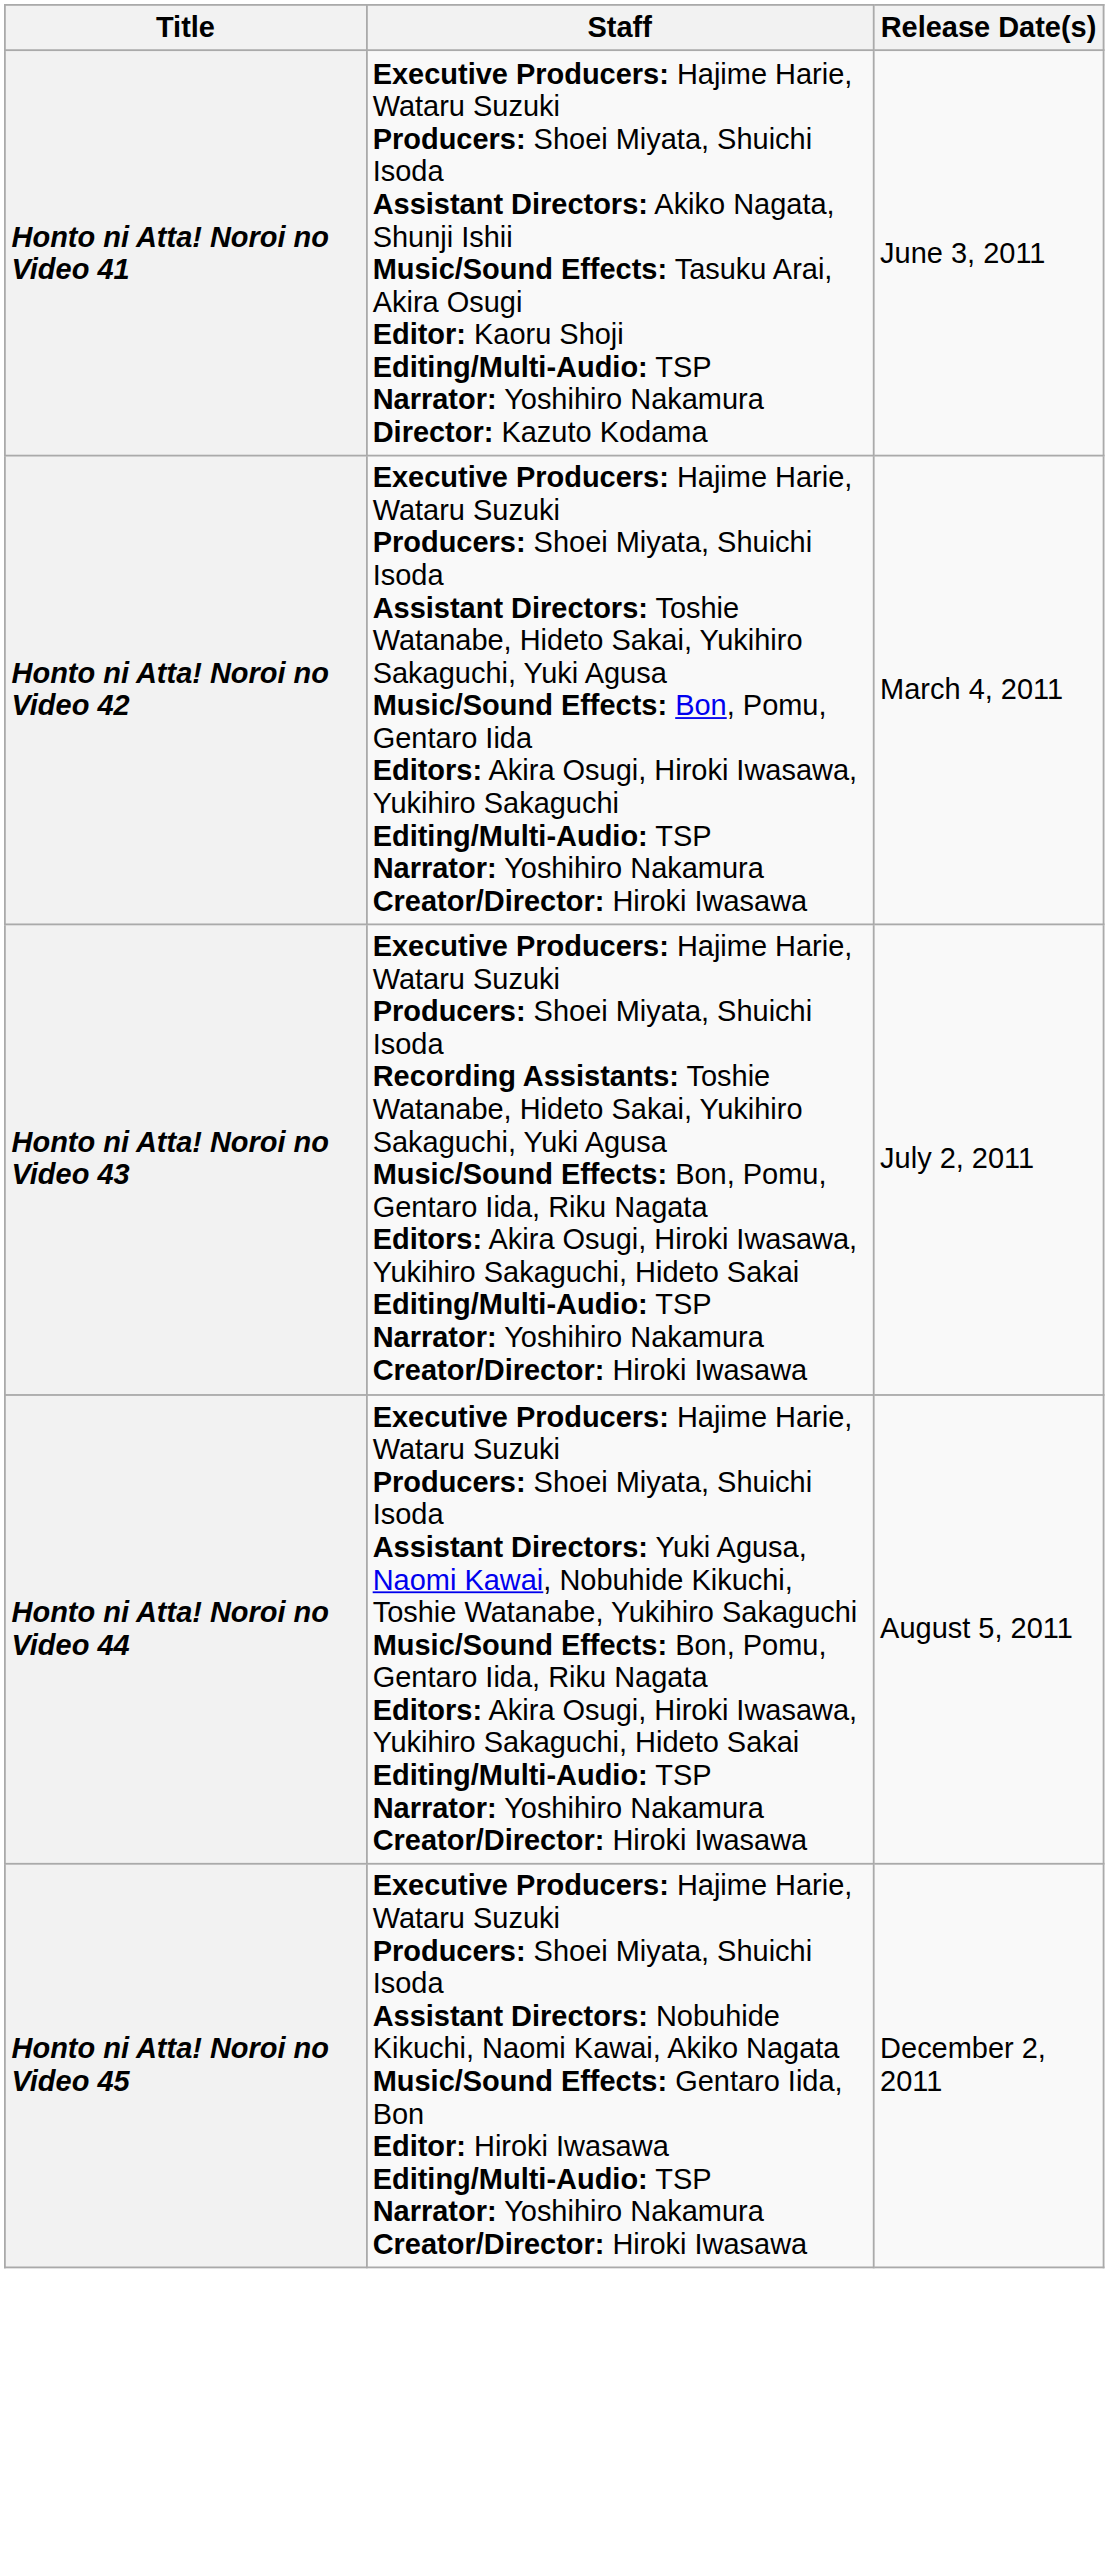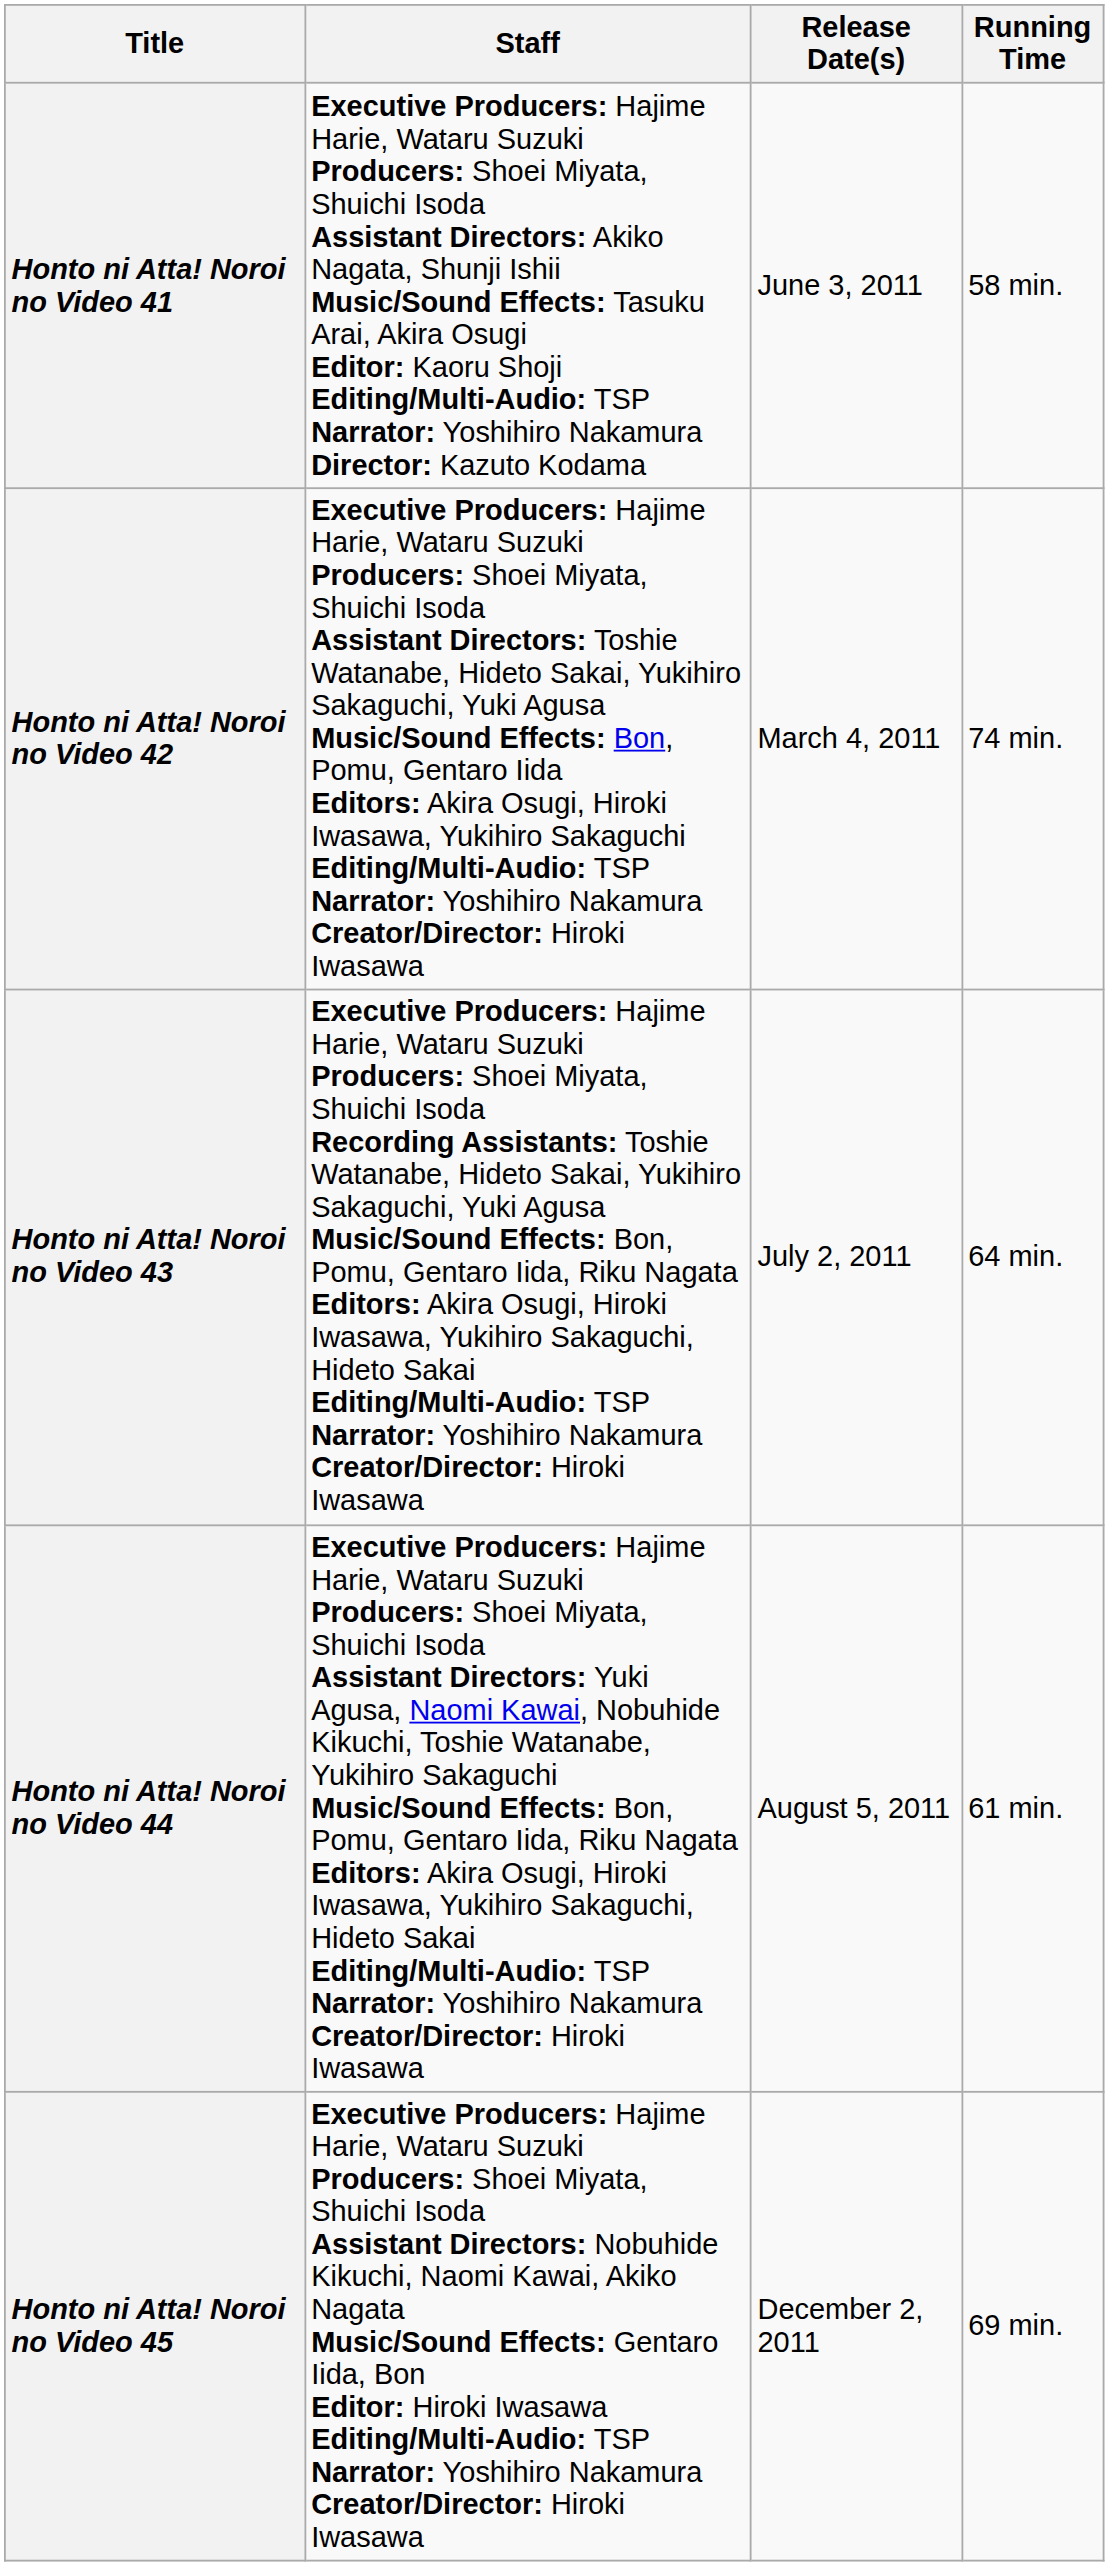+ column: (1033, 43)
